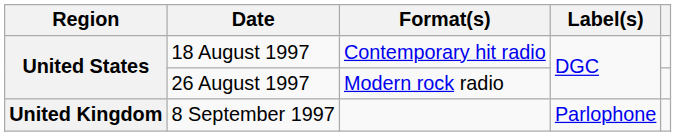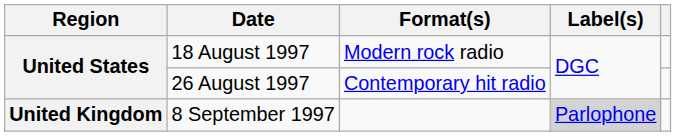(445, 51) Contemporary hit radio -> (424, 51) Modern rock radio
(424, 83) Modern rock radio -> (445, 83) Contemporary hit radio
(606, 114) no background -> (606, 114) lightgrey background
